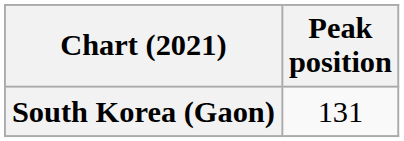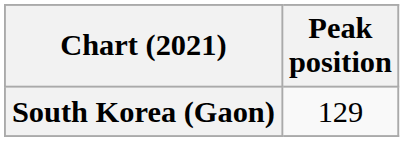(340, 111) 131 -> (340, 111) 129
